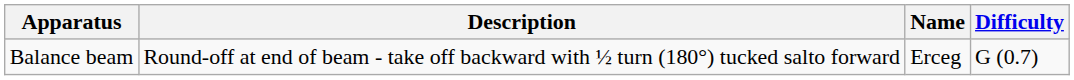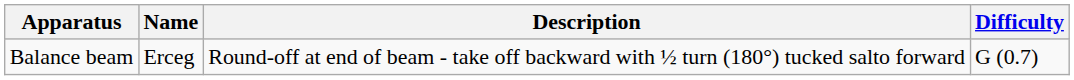columns swapped: (938, 21) <-> (522, 21)
